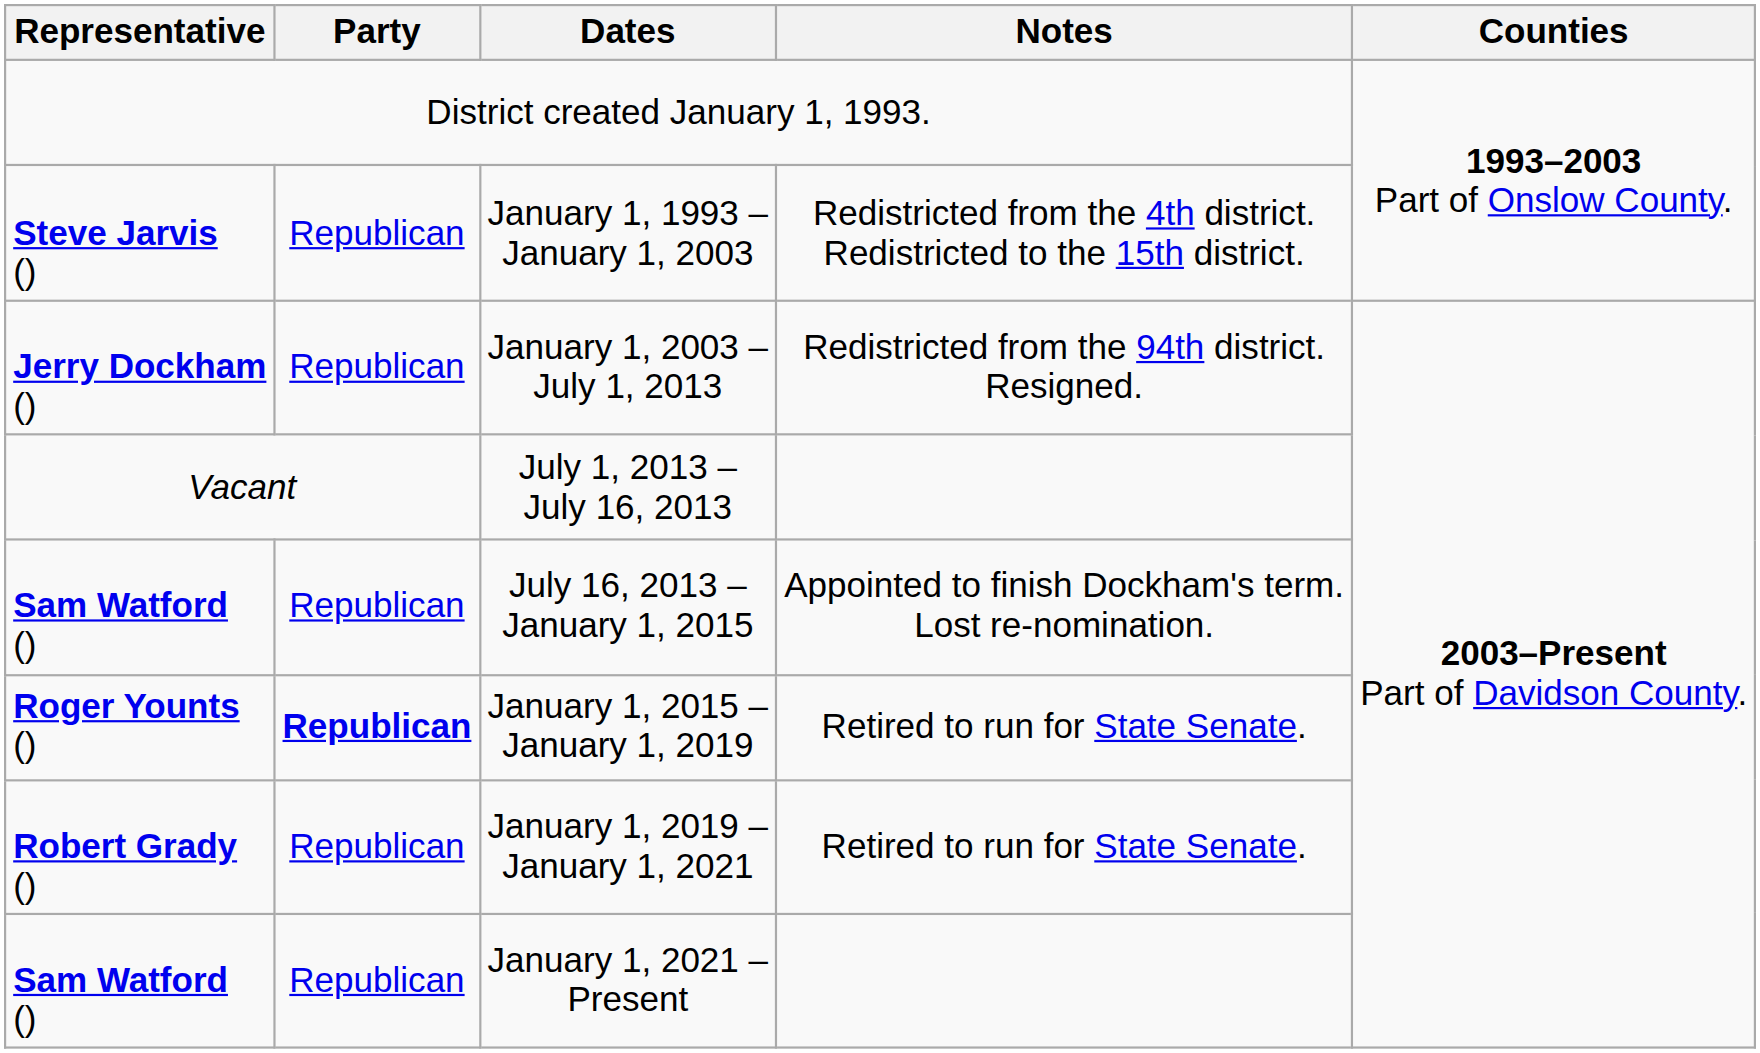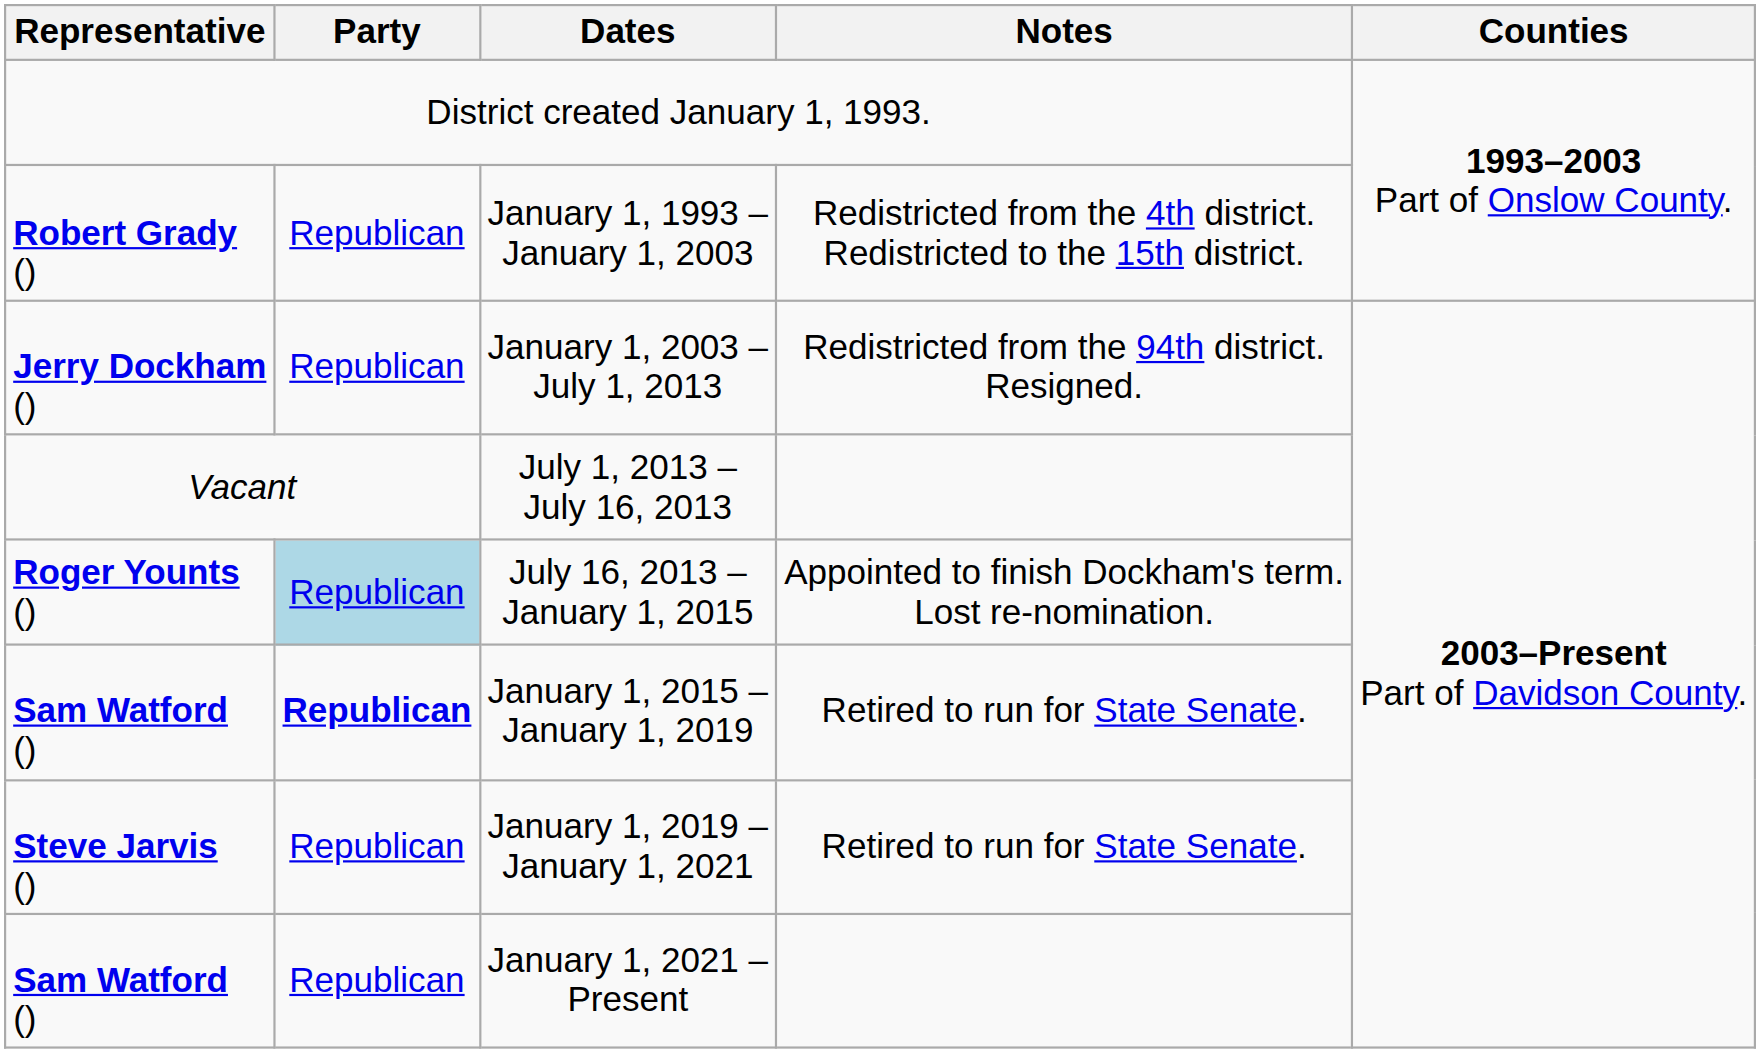(115, 252) Steve Jarvis () -> (125, 252) Robert Grady ()
(121, 626) Sam Watford () -> (126, 591) Roger Younts ()
(377, 606) no background -> (377, 591) lightblue background
(126, 726) Roger Younts () -> (121, 731) Sam Watford ()
(125, 865) Robert Grady () -> (115, 865) Steve Jarvis ()
